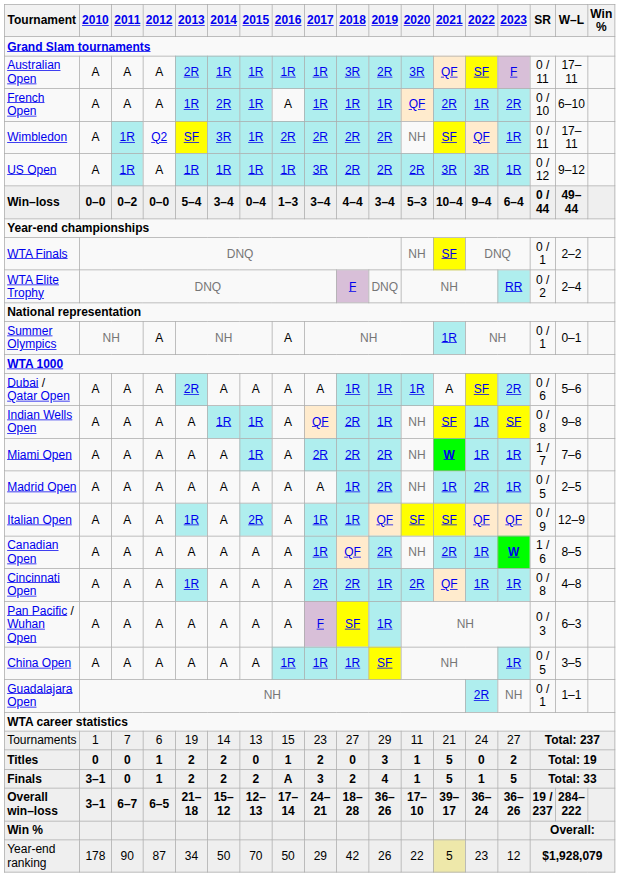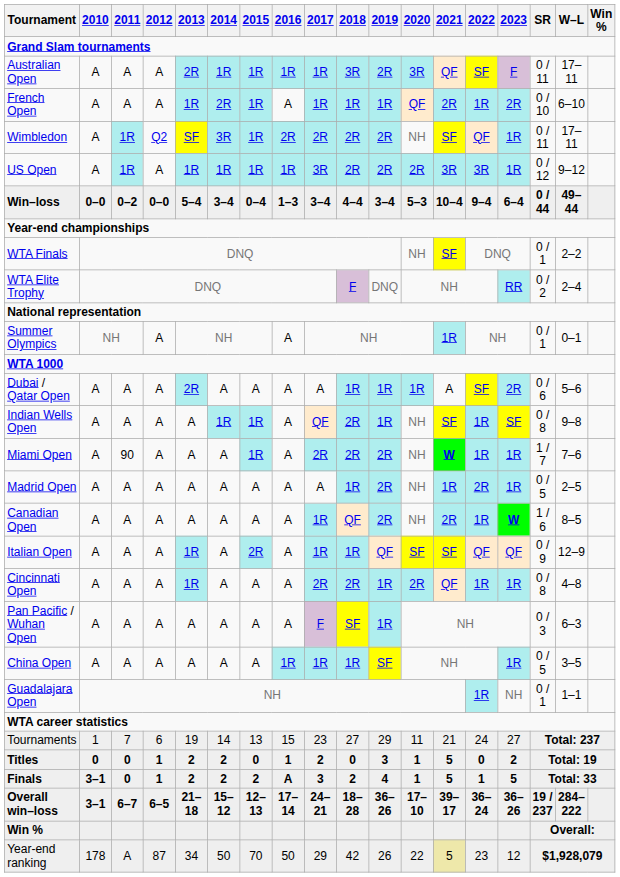(127, 454) A -> (127, 454) 90
rows swapped: (39, 519) <-> (33, 552)
(481, 695) 2R -> (481, 695) 1R
(127, 856) 90 -> (127, 856) A
